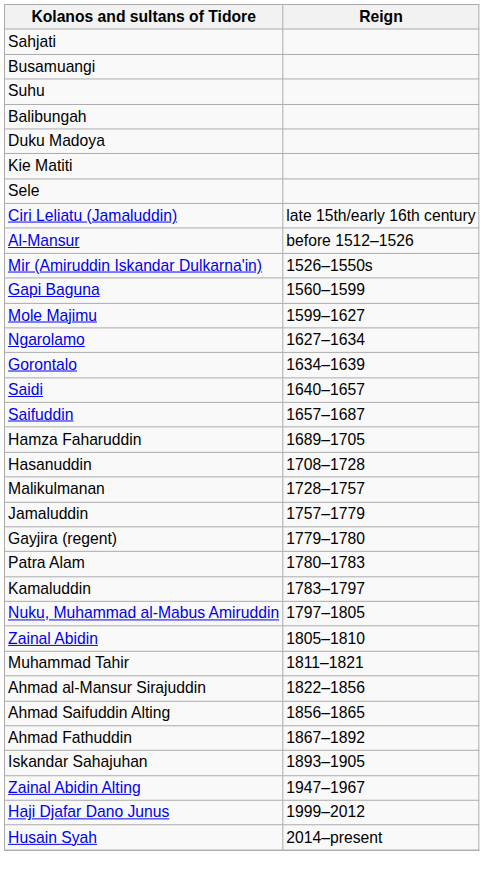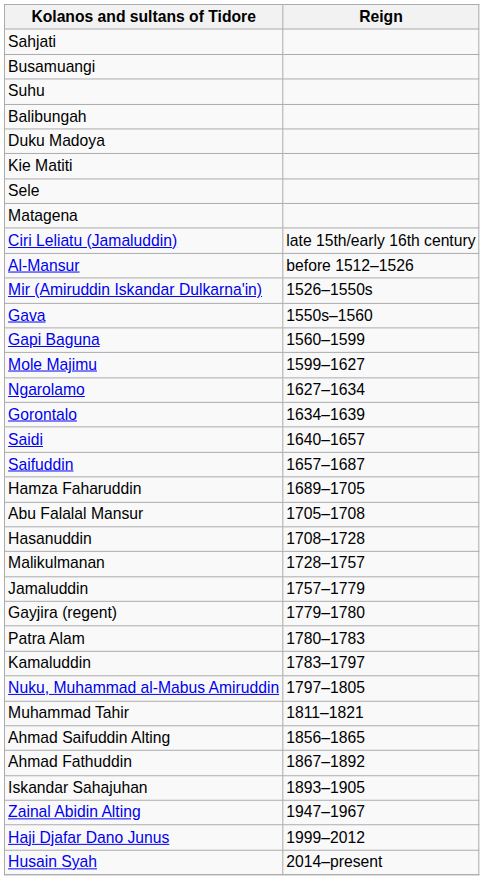+ row: (43, 215)
+ row: (27, 315)
+ row: (76, 514)
- row: (53, 638)
- row: (107, 688)
